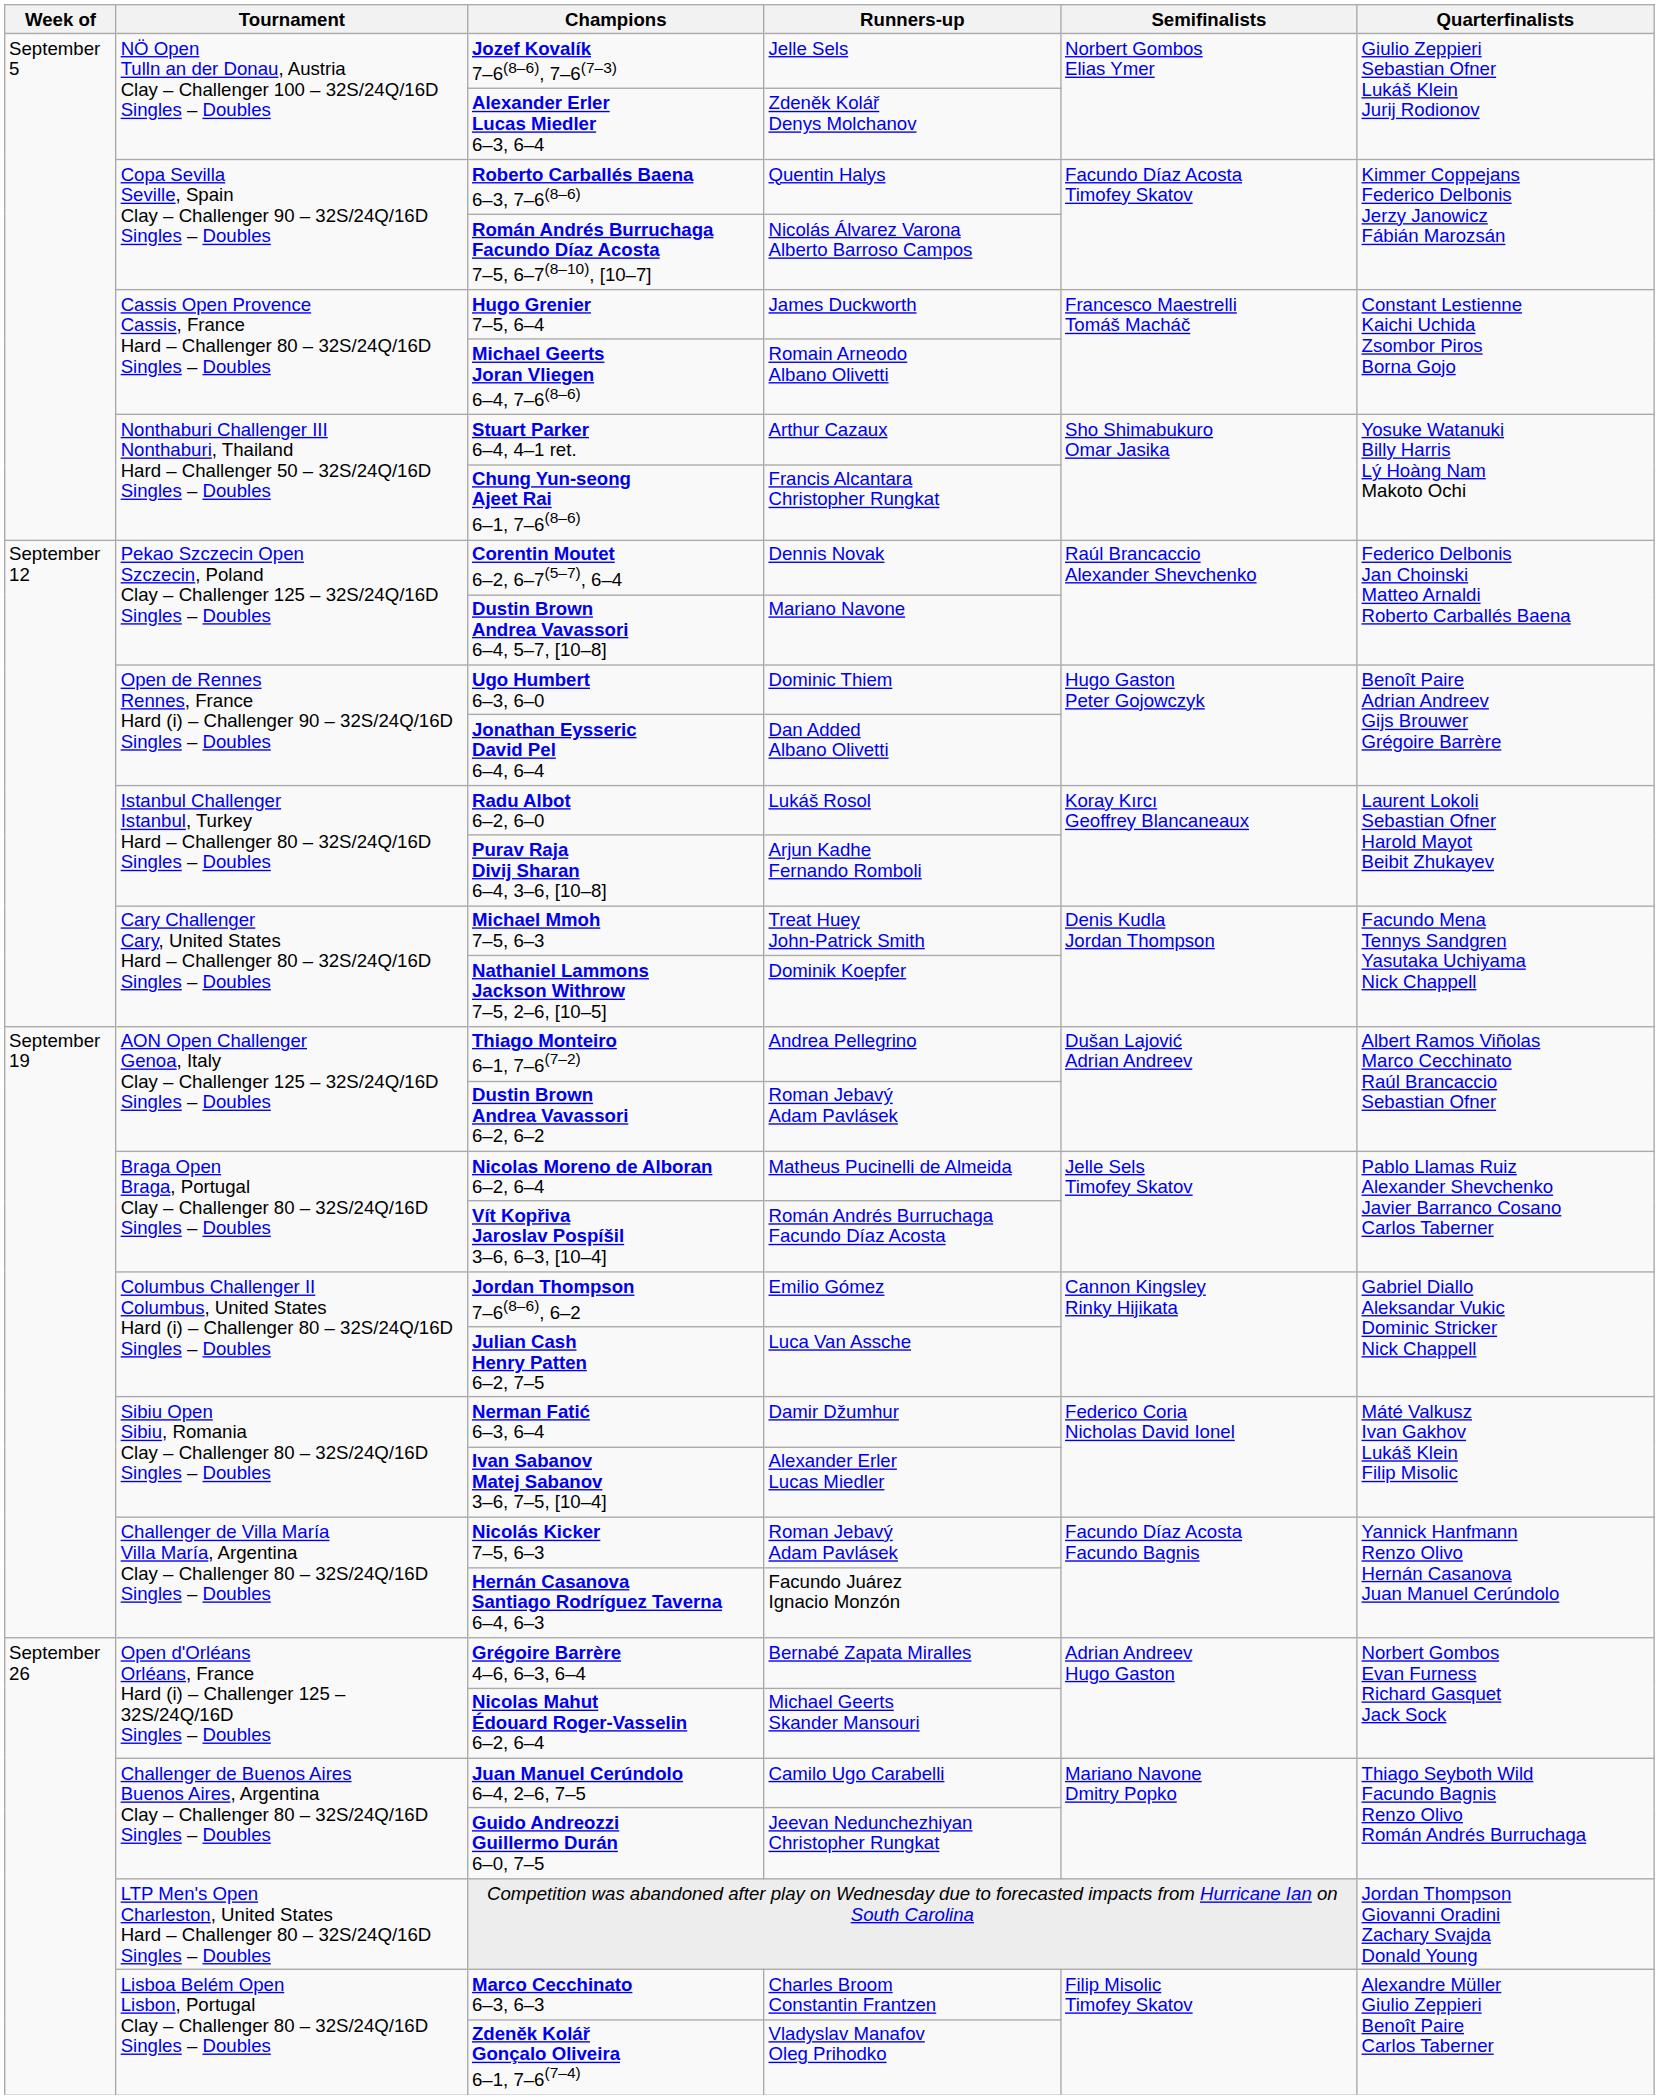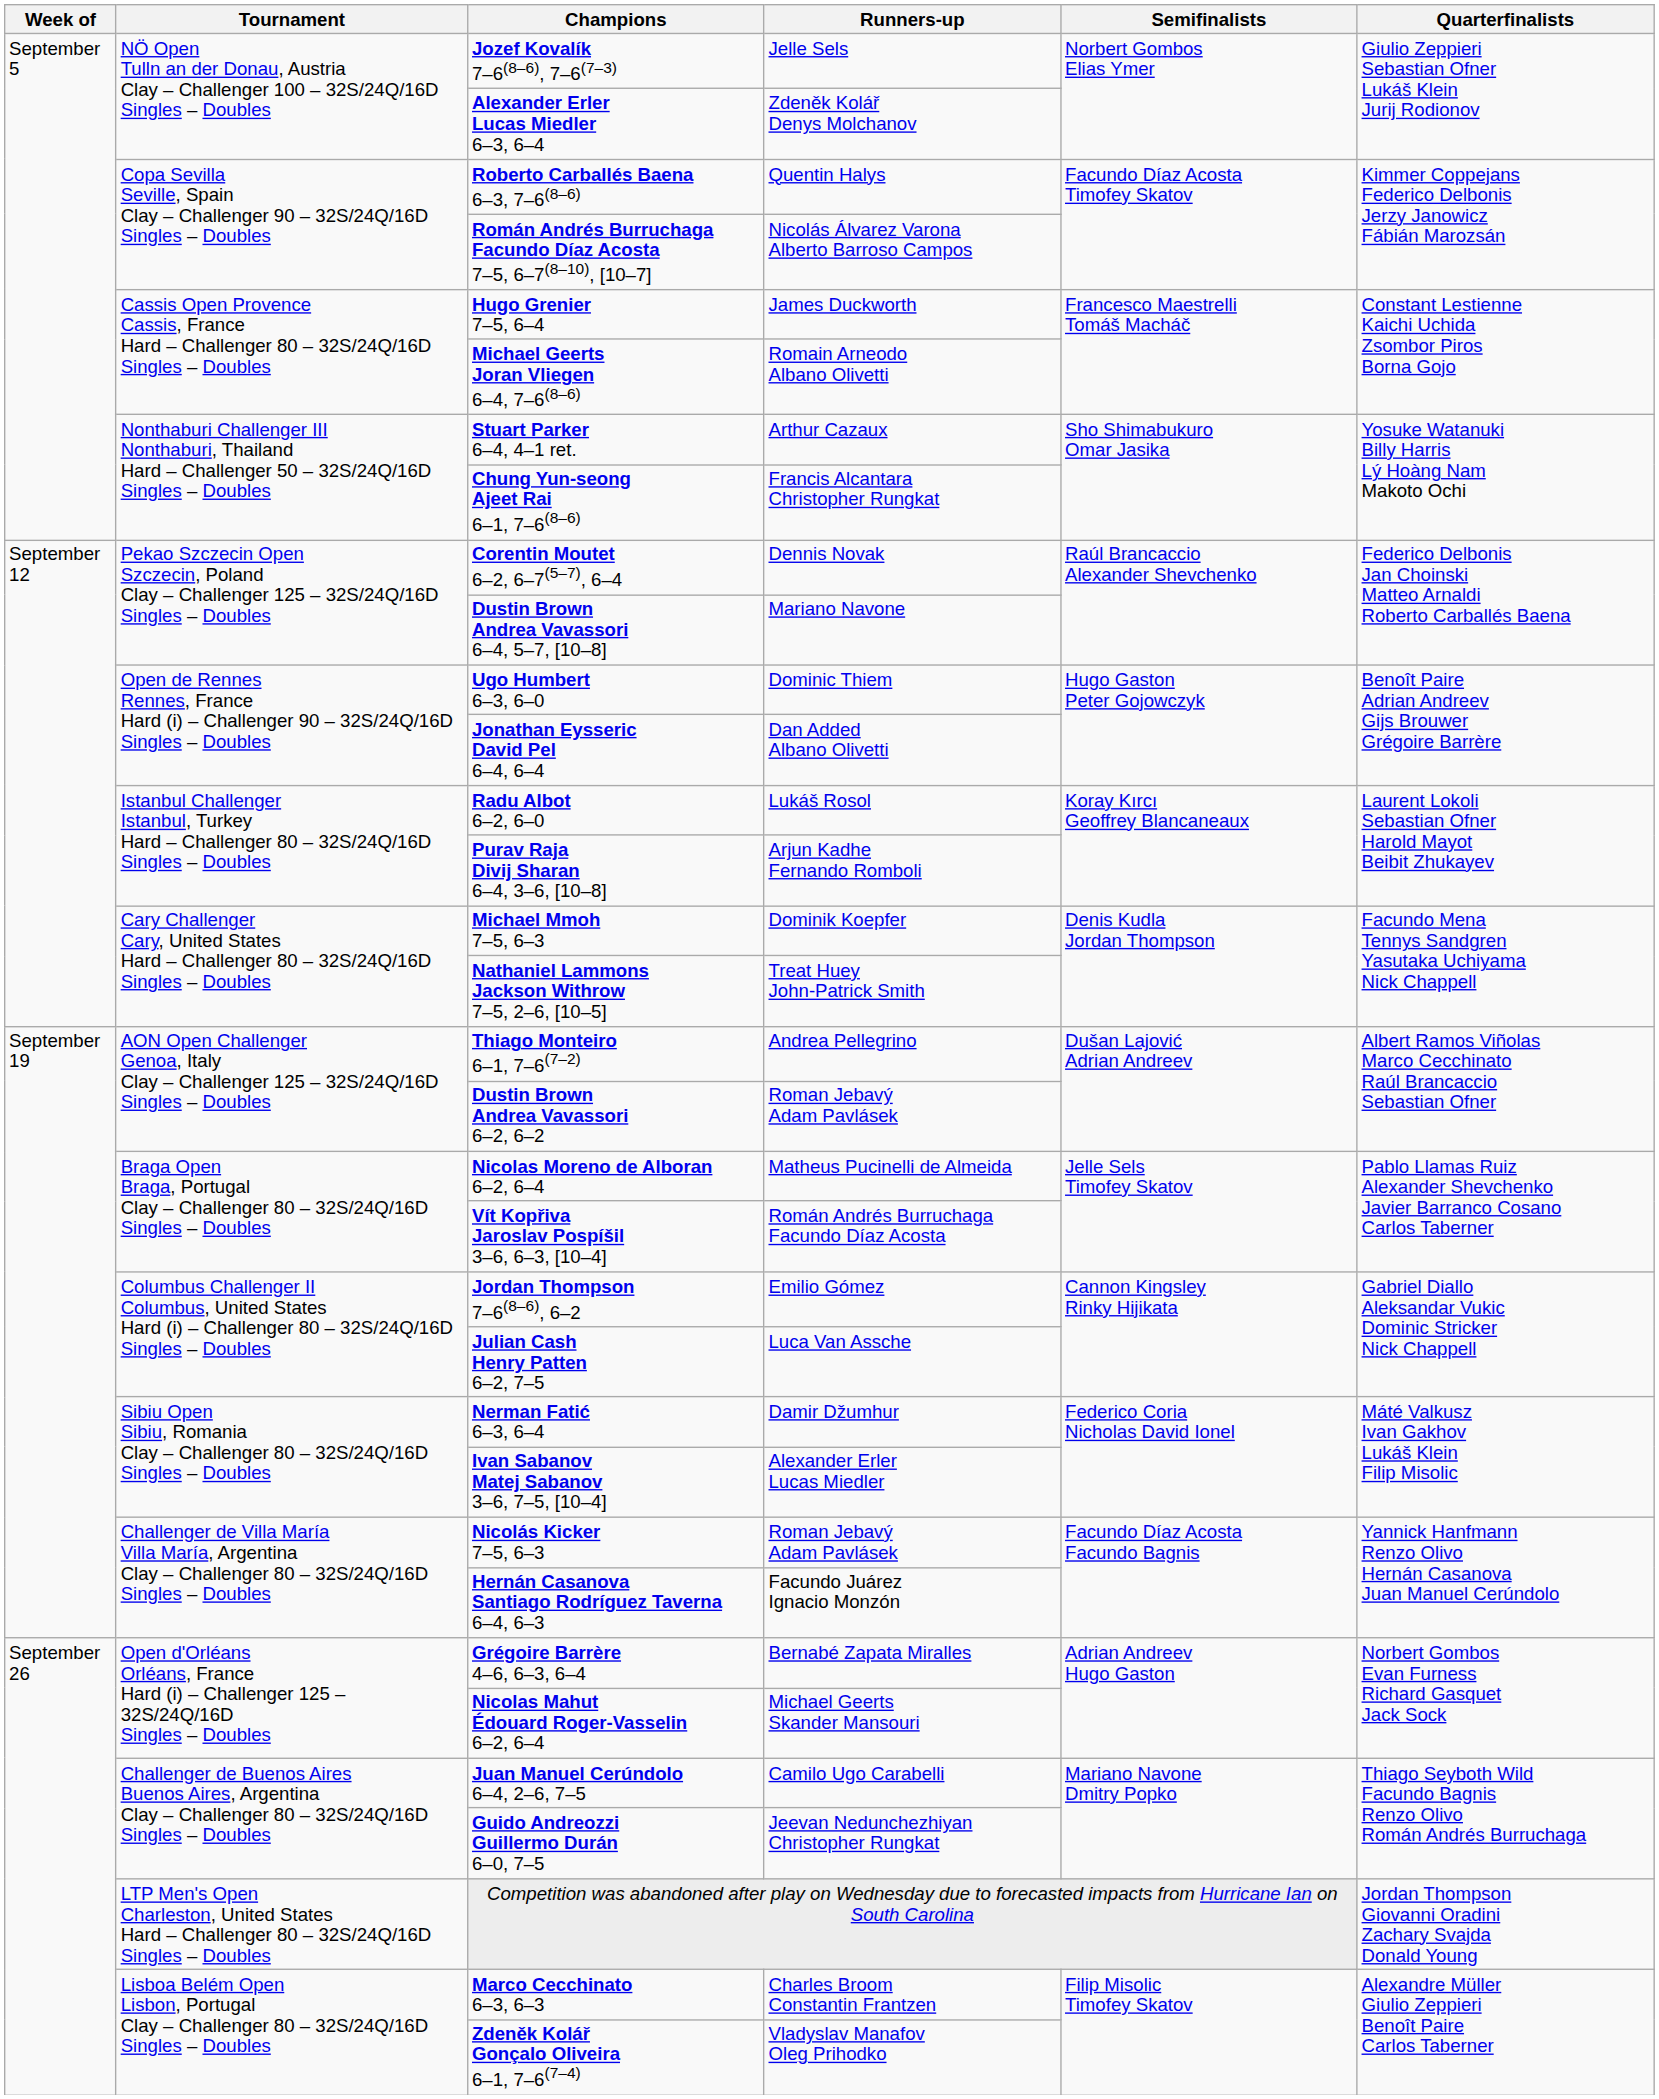(847, 930) Treat Huey John-Patrick Smith -> (837, 920) Dominik Koepfer
(837, 970) Dominik Koepfer -> (847, 980) Treat Huey John-Patrick Smith
